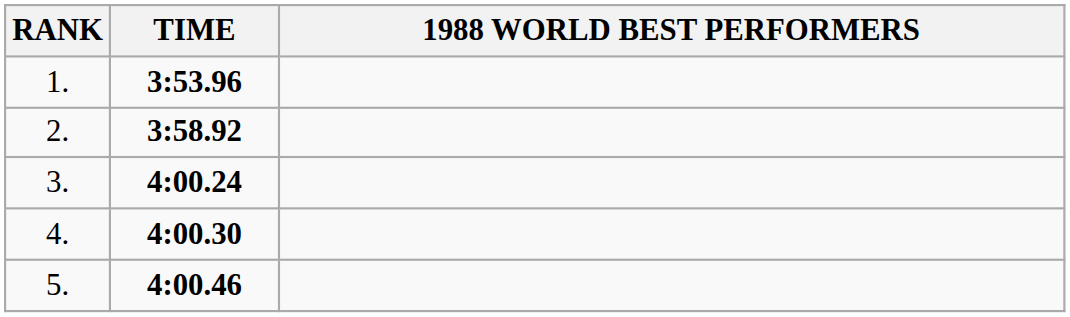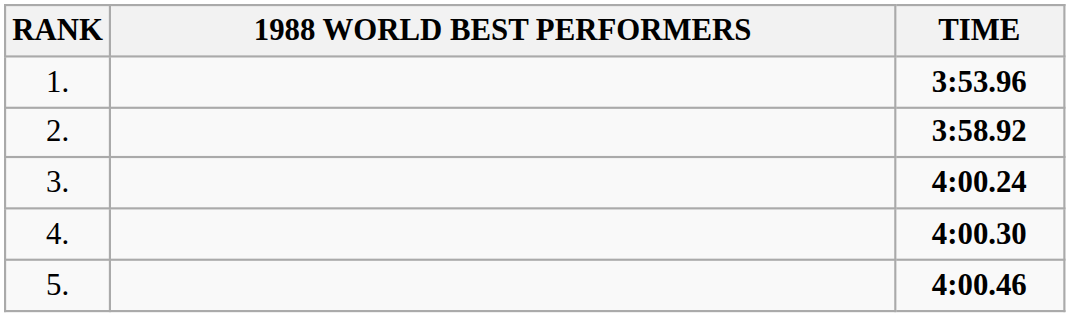columns swapped: (671, 30) <-> (194, 30)
